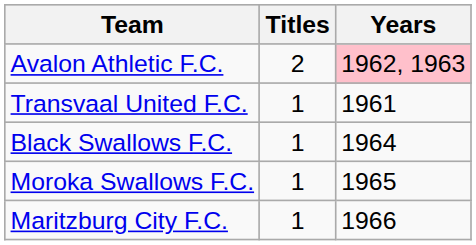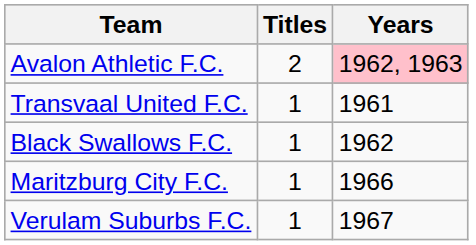(369, 142) 1964 -> (366, 142) 1962
- row: (132, 182)
+ row: (131, 221)
